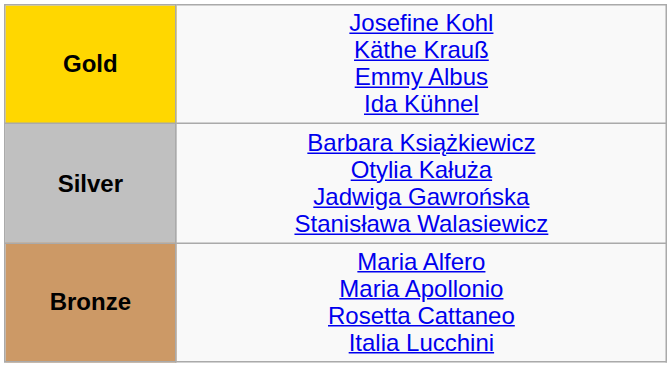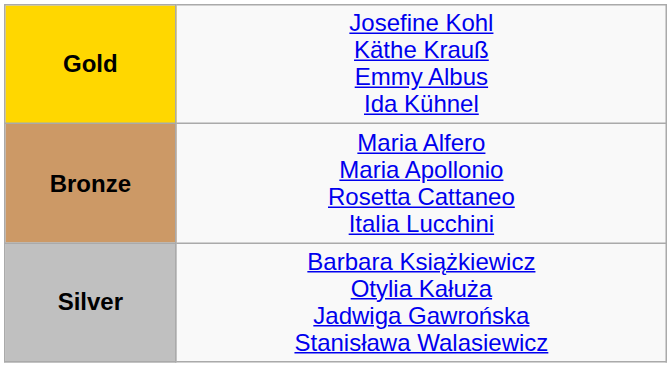rows swapped: (90, 183) <-> (90, 302)
